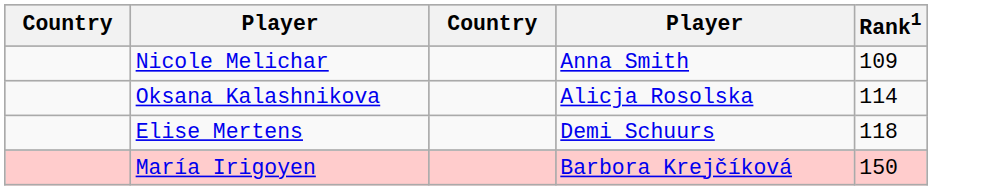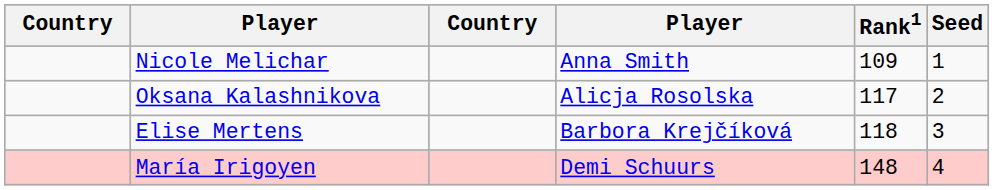+ column: (957, 25)
(879, 98) 114 -> (879, 98) 117
(638, 133) Demi Schuurs -> (676, 133) Barbora Krejčíková
(676, 168) Barbora Krejčíková -> (638, 168) Demi Schuurs
(879, 168) 150 -> (879, 168) 148
